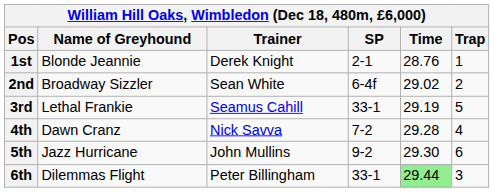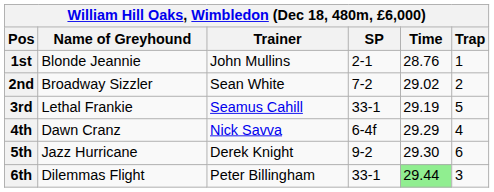(252, 61) Derek Knight -> (250, 61) John Mullins
(364, 84) 6-4f -> (362, 84) 7-2
(362, 130) 7-2 -> (364, 130) 6-4f
(421, 130) 29.28 -> (421, 130) 29.29
(250, 152) John Mullins -> (252, 152) Derek Knight
